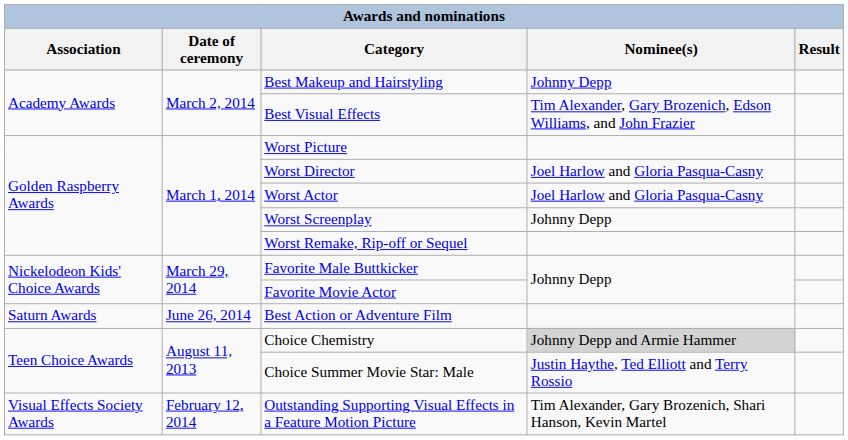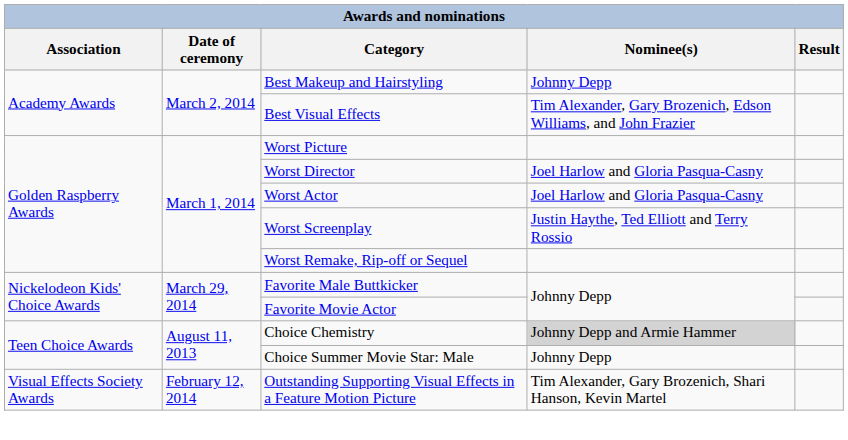(571, 219) Johnny Depp -> (639, 228) Justin Haythe, Ted Elliott and Terry Rossio
- row: (358, 315)
(639, 372) Justin Haythe, Ted Elliott and Terry Rossio -> (571, 357) Johnny Depp
